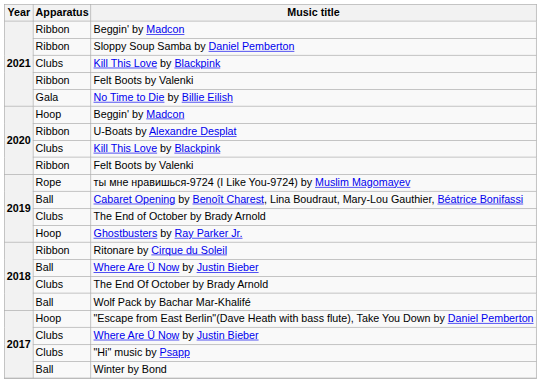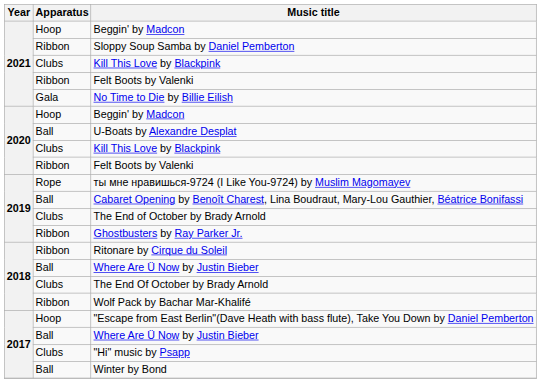(53, 30) Ribbon -> (48, 30) Hoop
(53, 132) Ribbon -> (45, 132) Ball
(48, 234) Hoop -> (53, 234) Ribbon
(45, 302) Ball -> (53, 302) Ribbon
(49, 336) Clubs -> (45, 336) Ball
